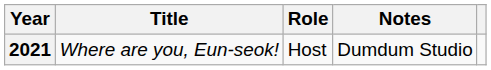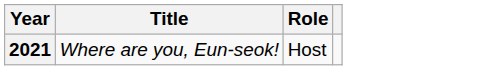- column: (405, 19)
